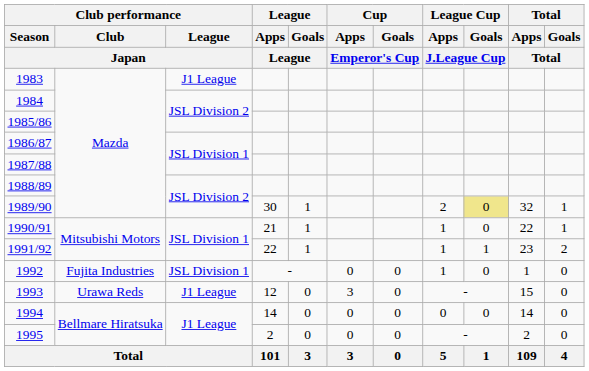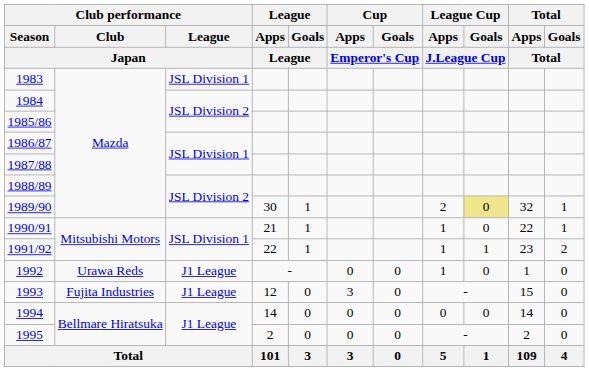(209, 79) J1 League -> (209, 79) JSL Division 1
(110, 270) Fujita Industries -> (110, 270) Urawa Reds
(209, 270) JSL Division 1 -> (209, 270) J1 League
(110, 292) Urawa Reds -> (110, 292) Fujita Industries
